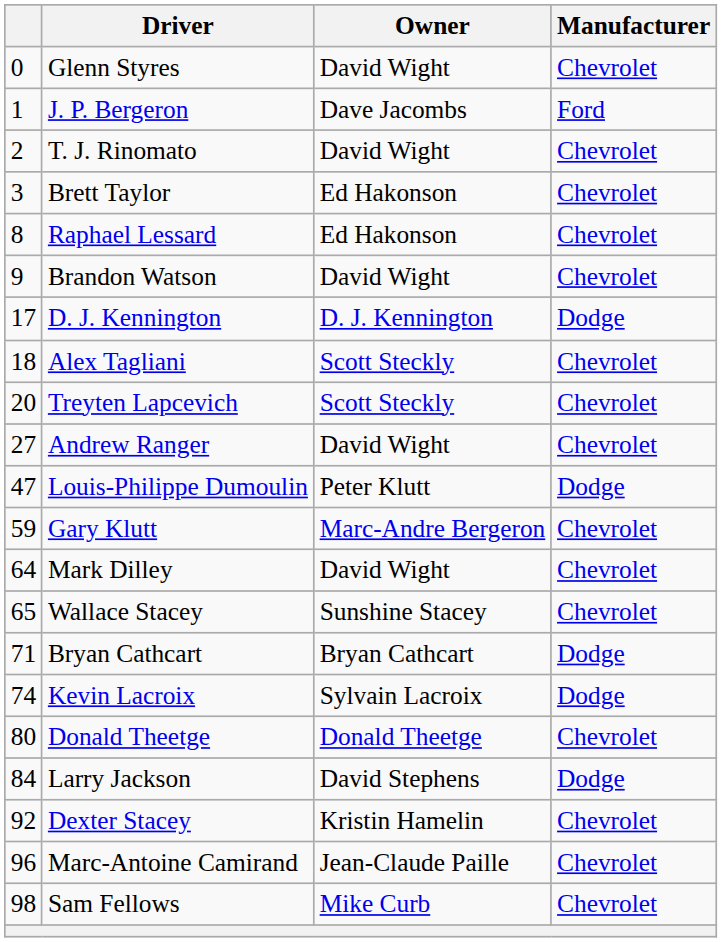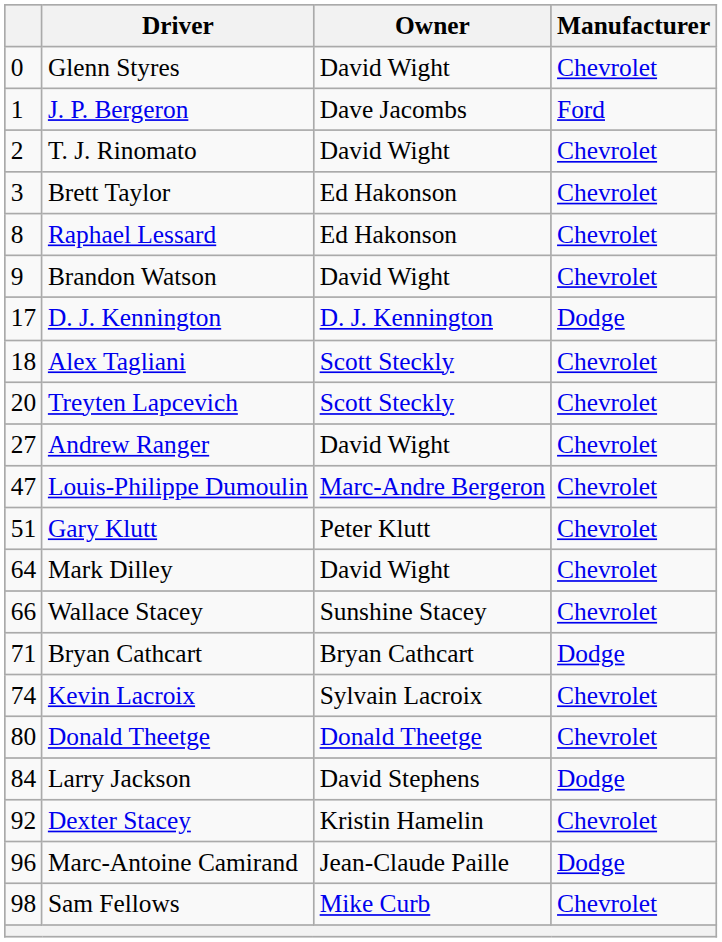(375, 486) Peter Klutt -> (432, 486) Marc-Andre Bergeron
(591, 486) Dodge -> (607, 486) Chevrolet
(23, 527) 59 -> (23, 527) 51
(432, 527) Marc-Andre Bergeron -> (375, 527) Peter Klutt
(23, 611) 65 -> (23, 611) 66
(591, 695) Dodge -> (607, 695) Chevrolet
(607, 862) Chevrolet -> (591, 862) Dodge
